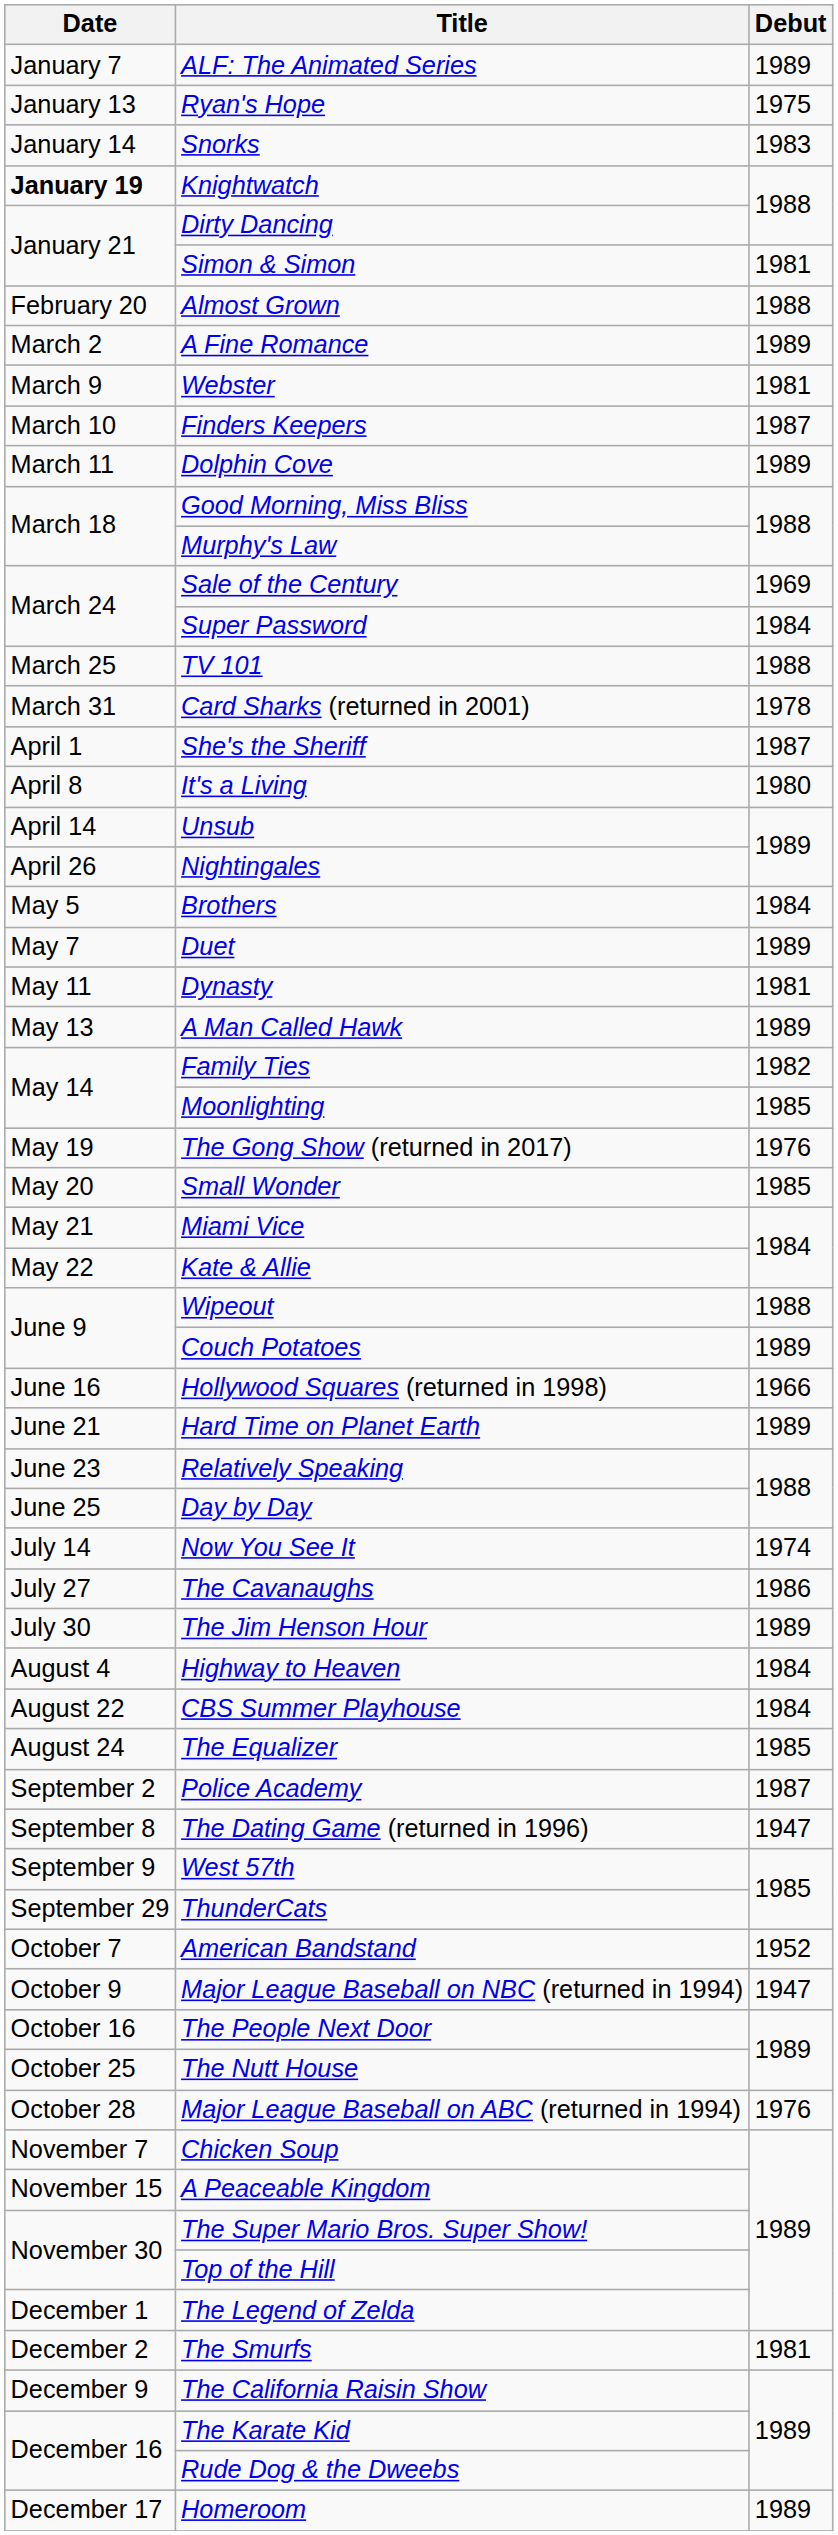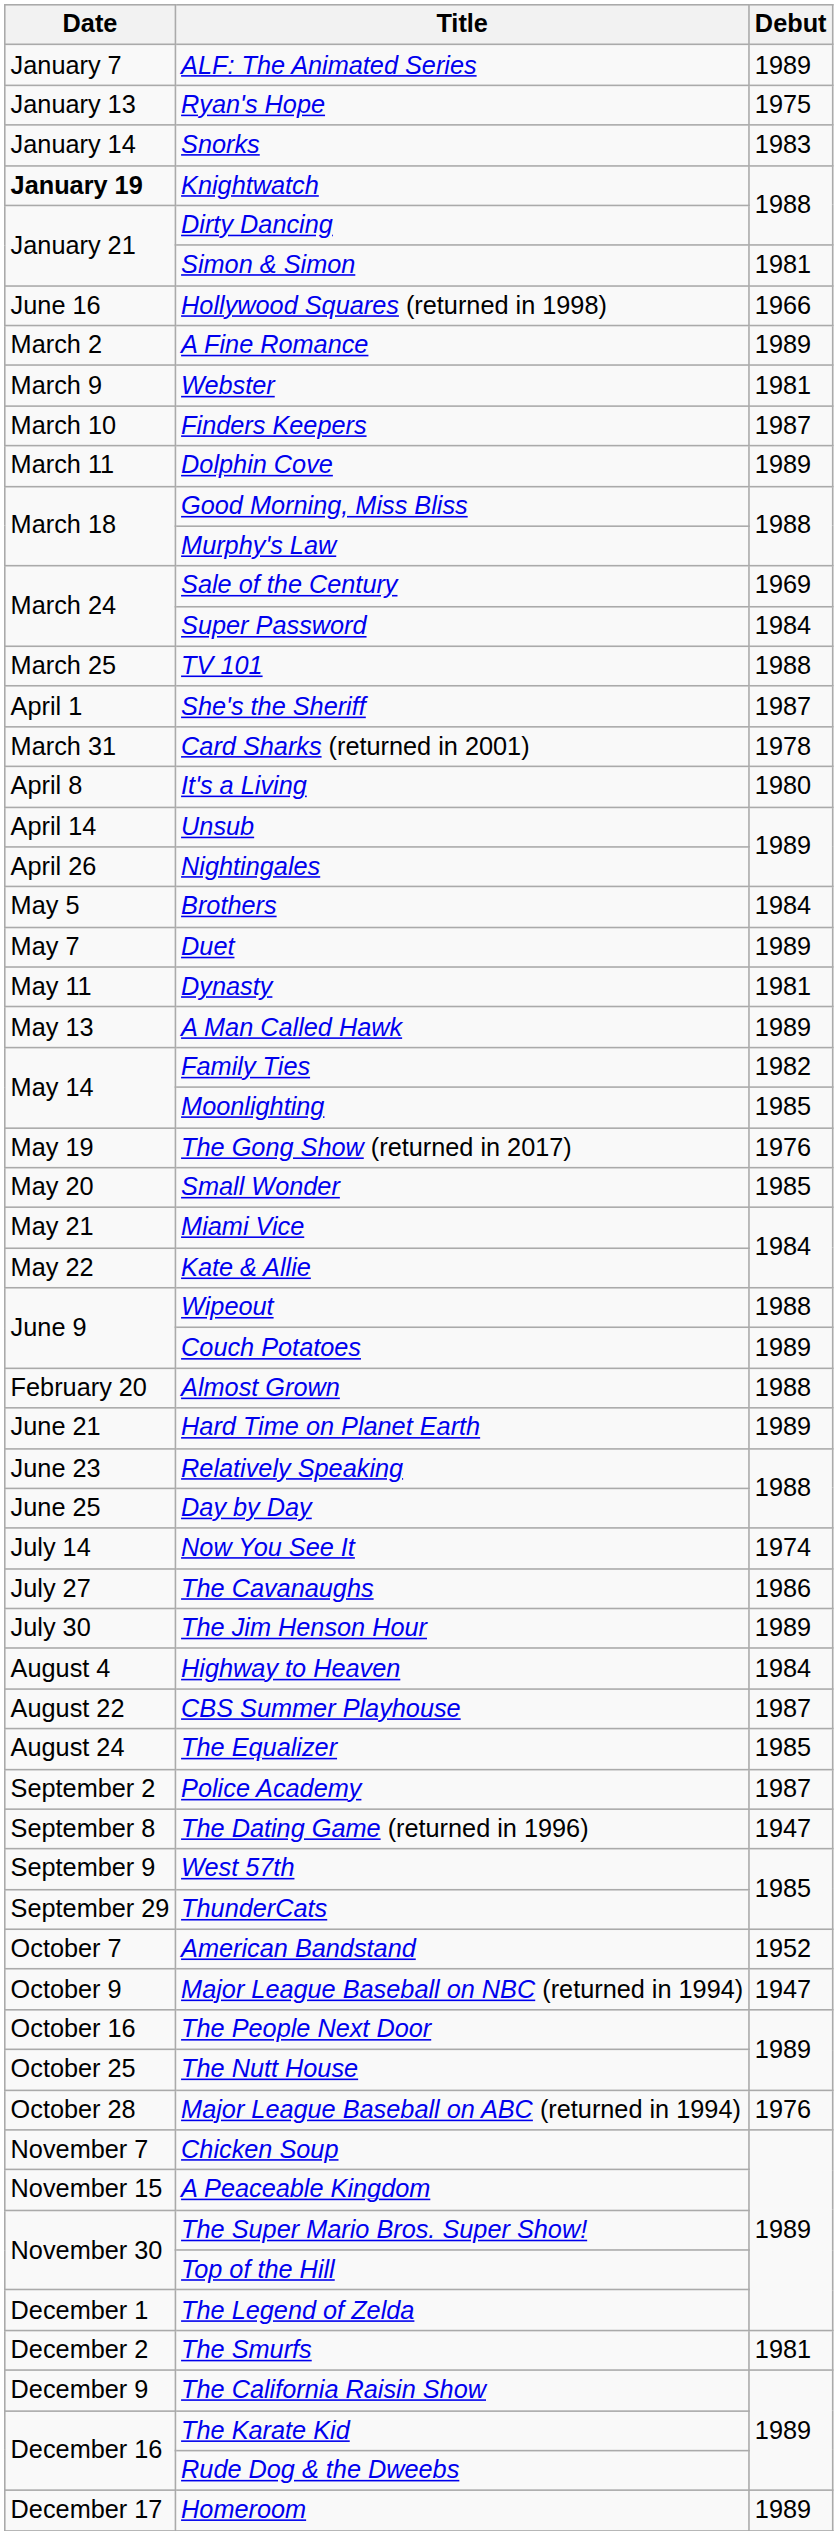rows swapped: (260, 305) <-> (394, 1387)
rows swapped: (355, 706) <-> (273, 746)
(783, 1708) 1984 -> (783, 1708) 1987
